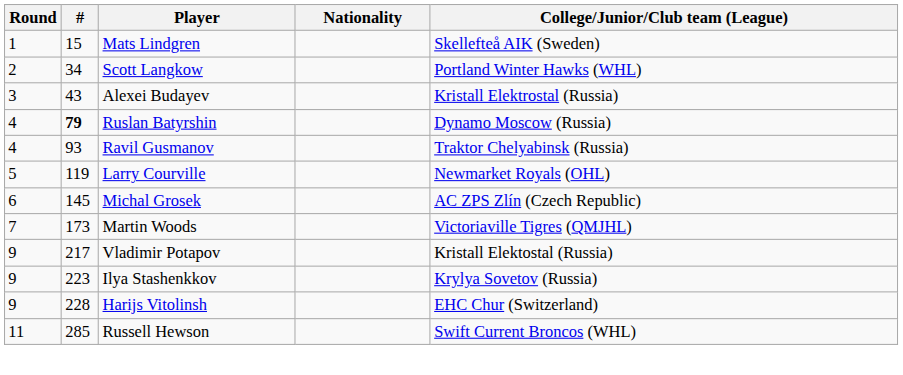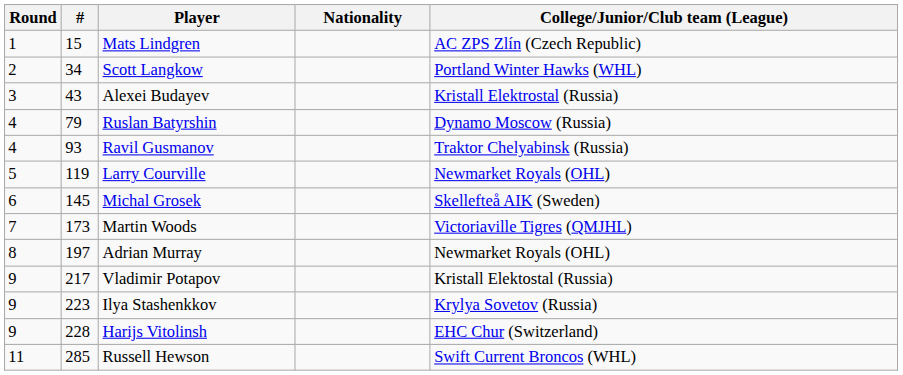(517, 43) Skellefteå AIK (Sweden) -> (538, 43) AC ZPS Zlín (Czech Republic)
(73, 122) bold -> (73, 122) normal
(538, 200) AC ZPS Zlín (Czech Republic) -> (517, 200) Skellefteå AIK (Sweden)
+ row: (152, 252)
